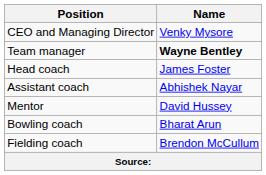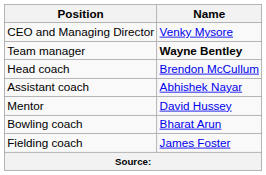(195, 69) James Foster -> (209, 69) Brendon McCullum
(209, 142) Brendon McCullum -> (195, 142) James Foster
